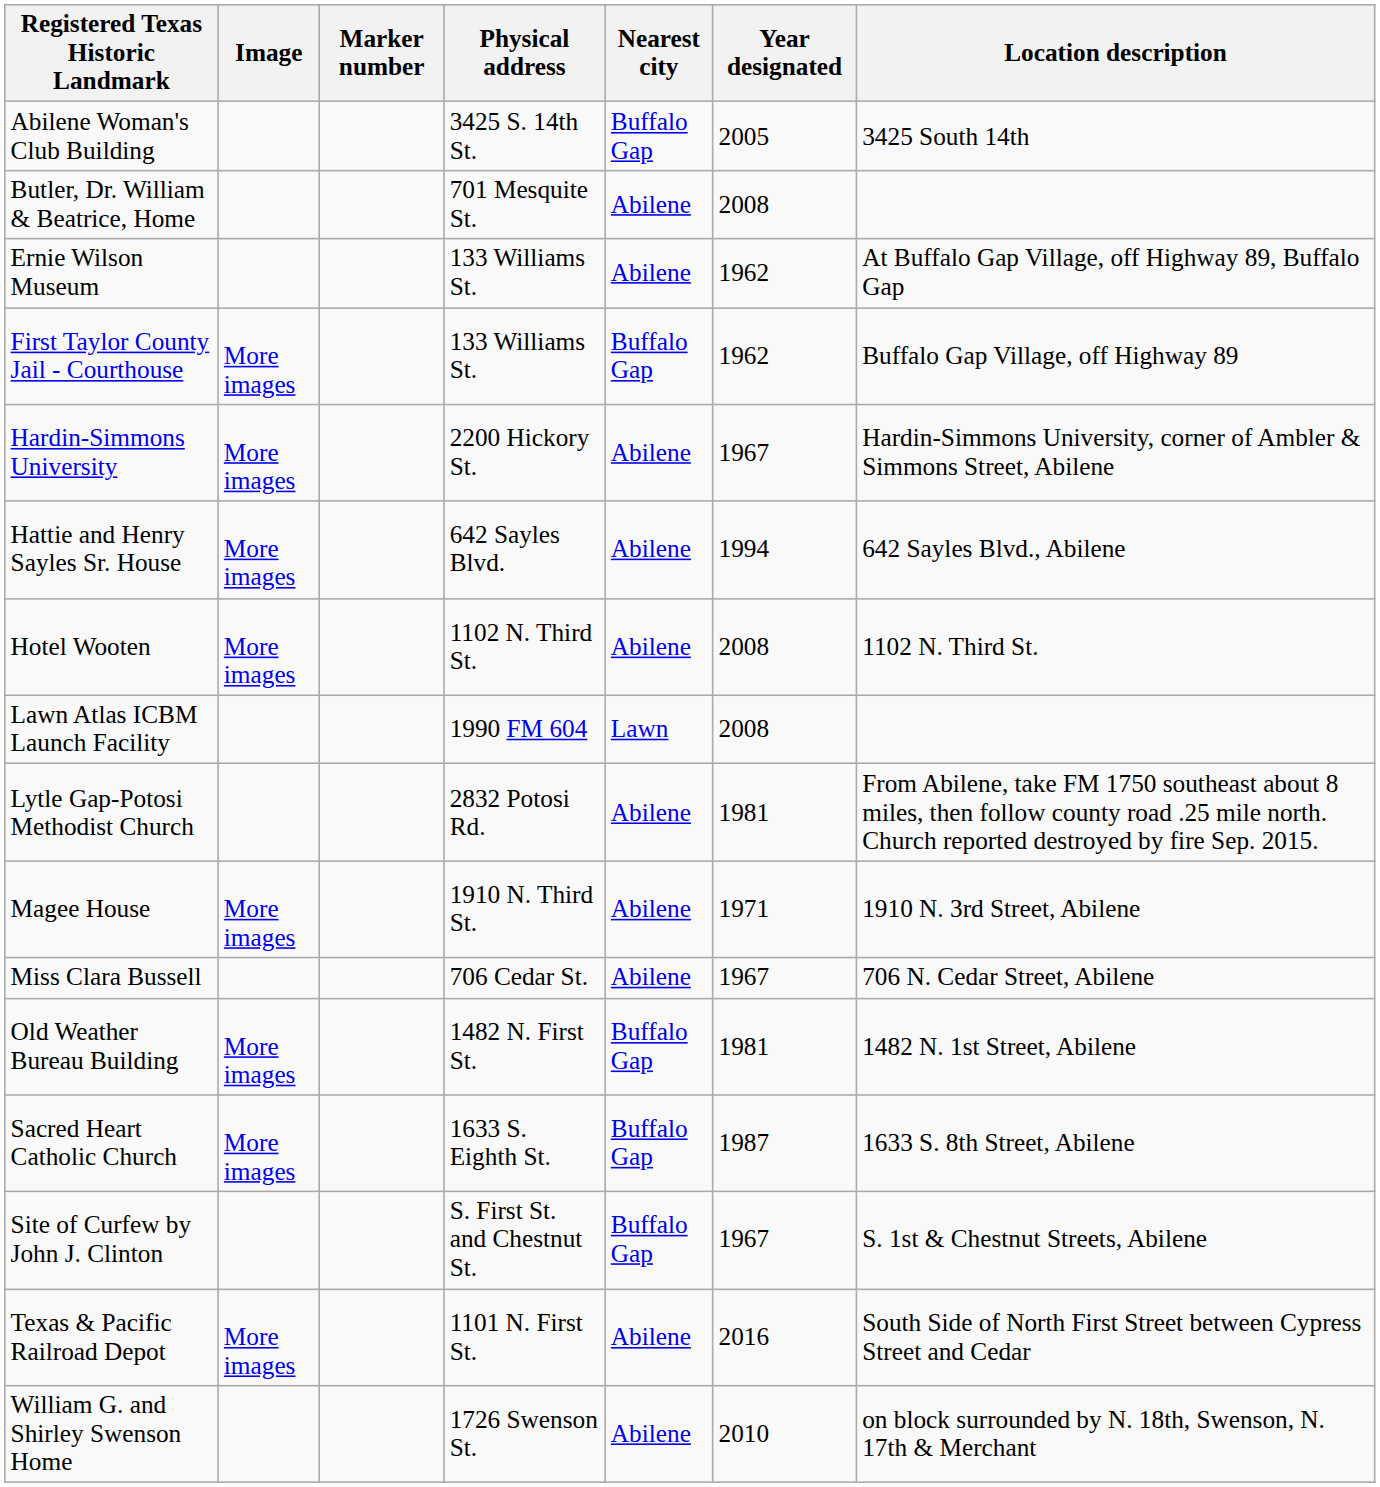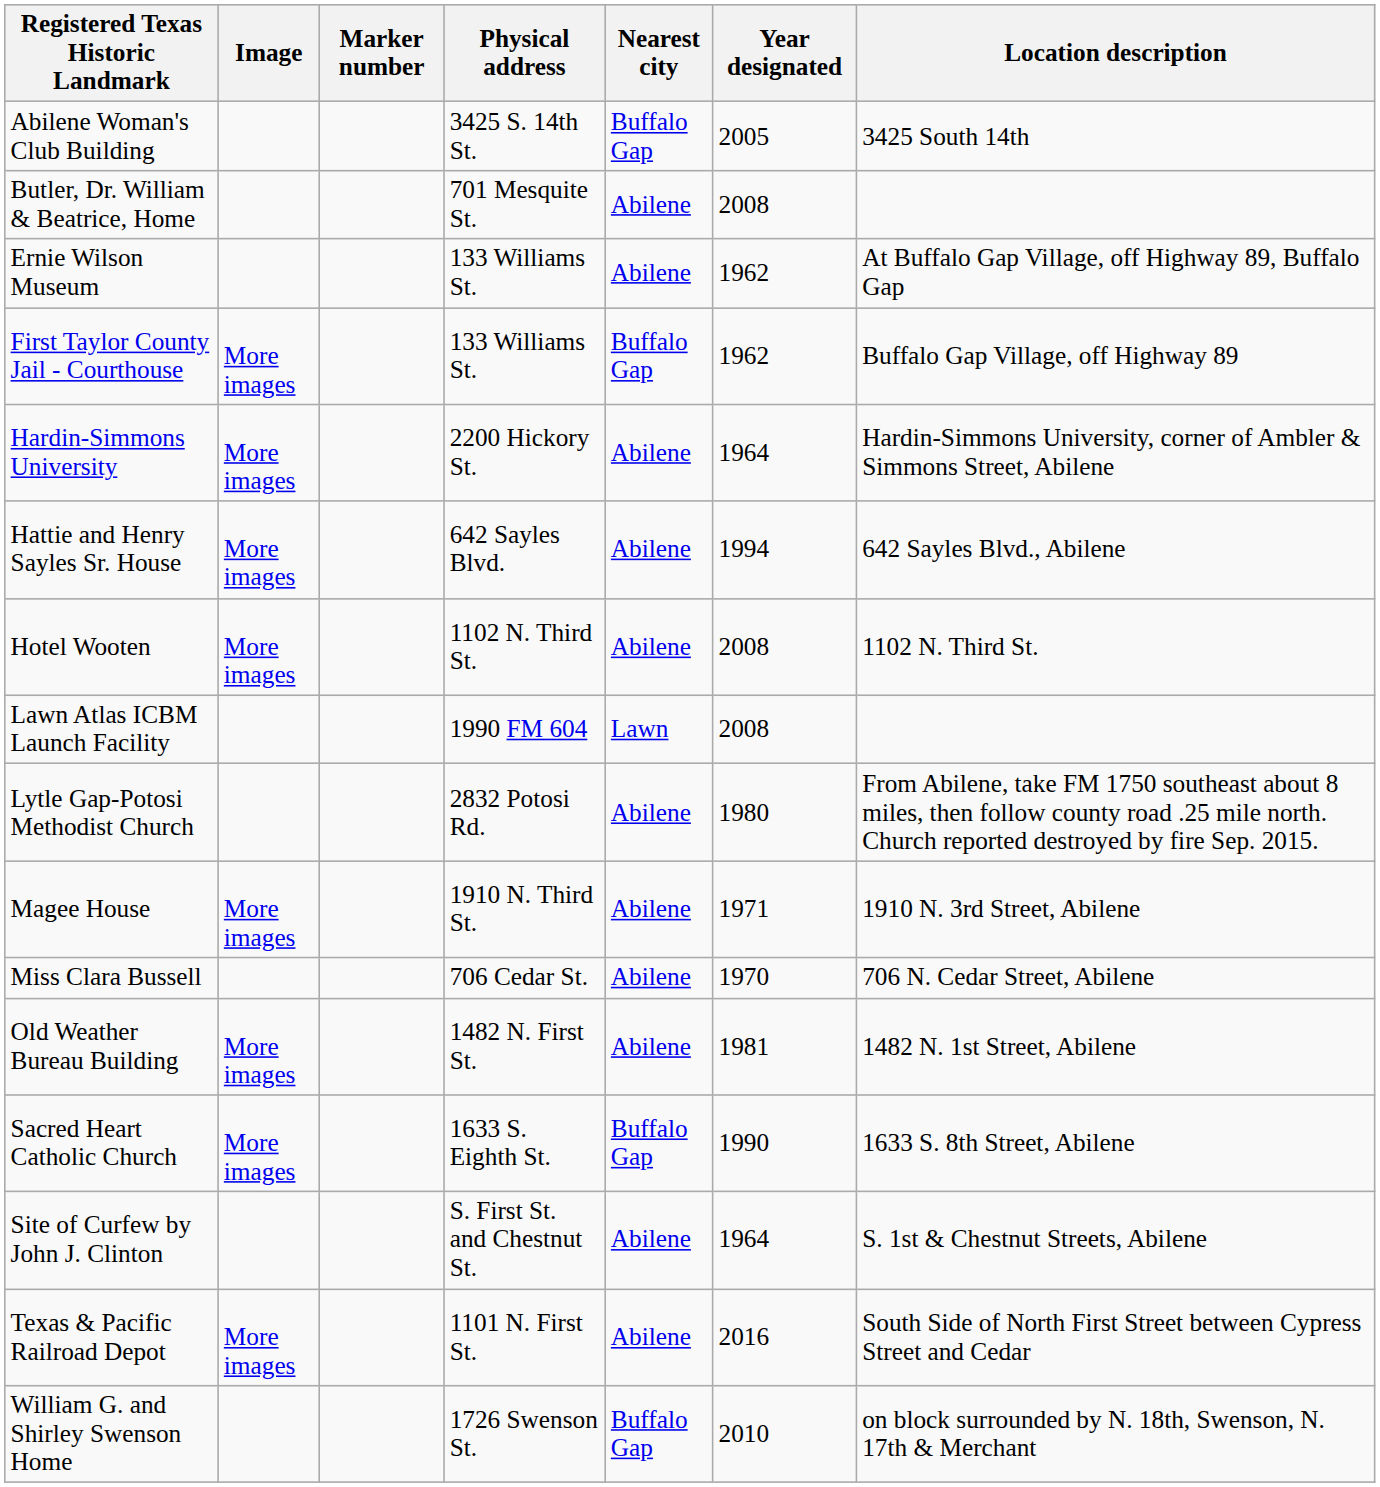(744, 452) 1967 -> (744, 452) 1964
(744, 811) 1981 -> (744, 811) 1980
(744, 977) 1967 -> (744, 977) 1970
(649, 1046) Buffalo Gap -> (651, 1046) Abilene
(744, 1142) 1987 -> (744, 1142) 1990
(649, 1239) Buffalo Gap -> (651, 1239) Abilene
(744, 1239) 1967 -> (744, 1239) 1964
(651, 1433) Abilene -> (649, 1433) Buffalo Gap
